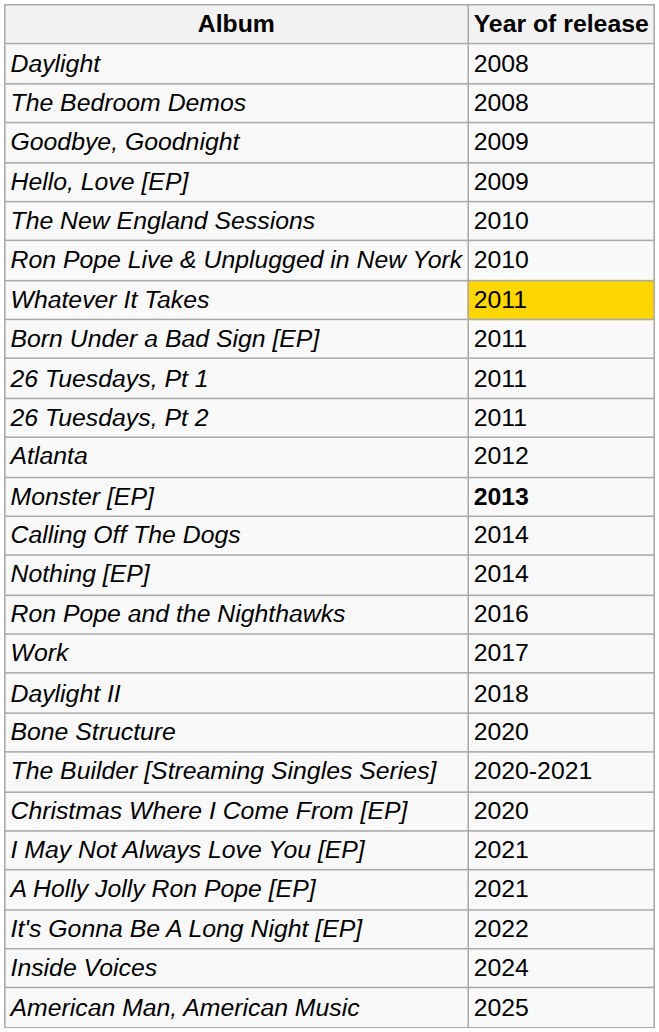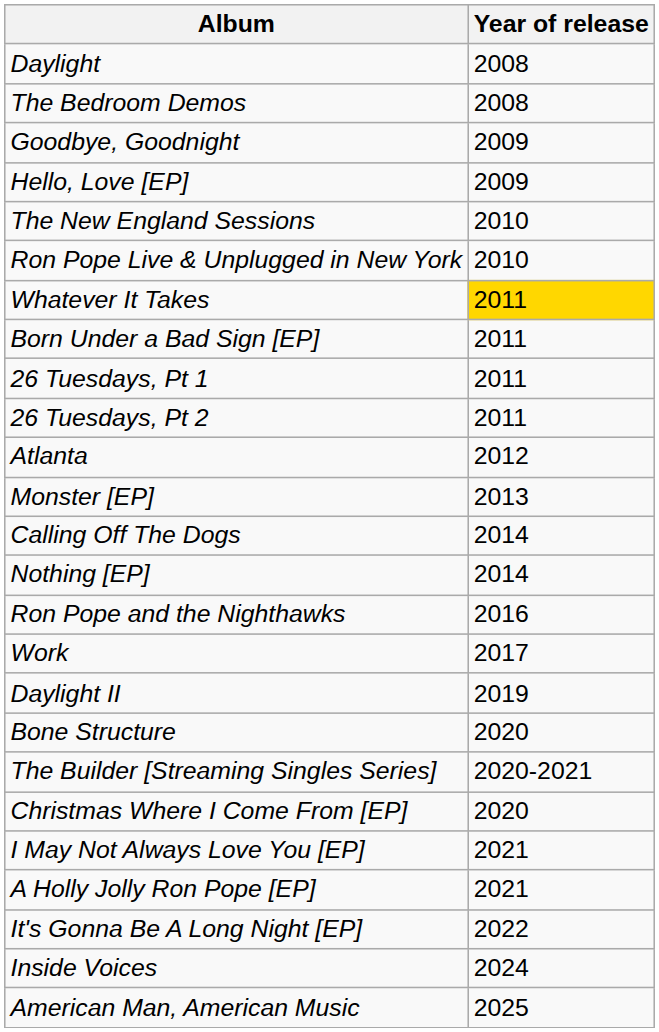(501, 496) bold -> (501, 496) normal
(501, 692) 2018 -> (501, 692) 2019
